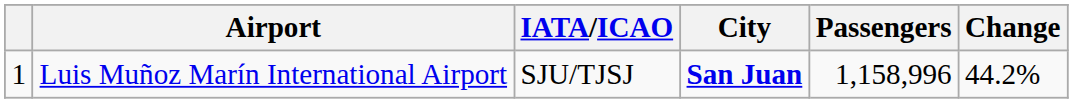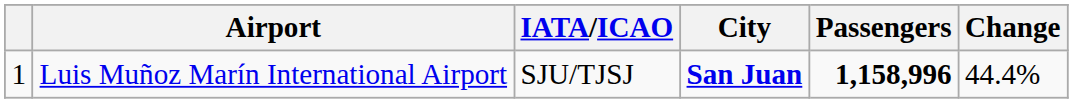(893, 73) normal -> (893, 73) bold
(1003, 73) 44.2% -> (1003, 73) 44.4%
